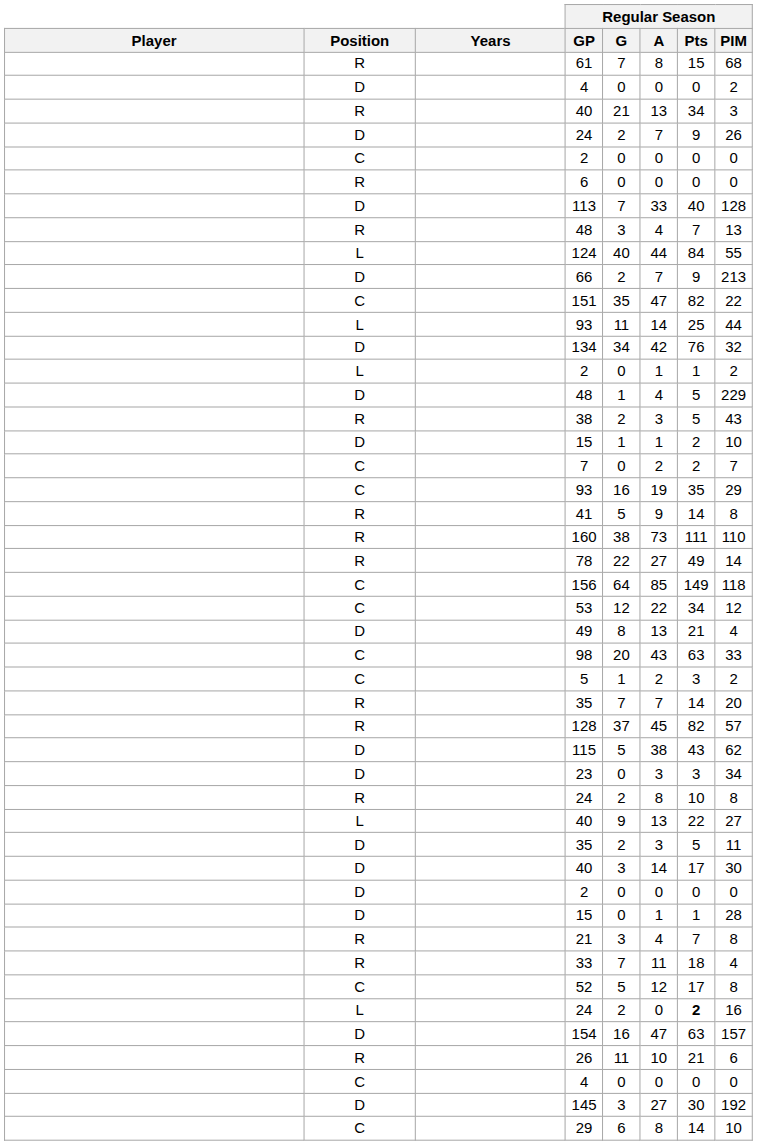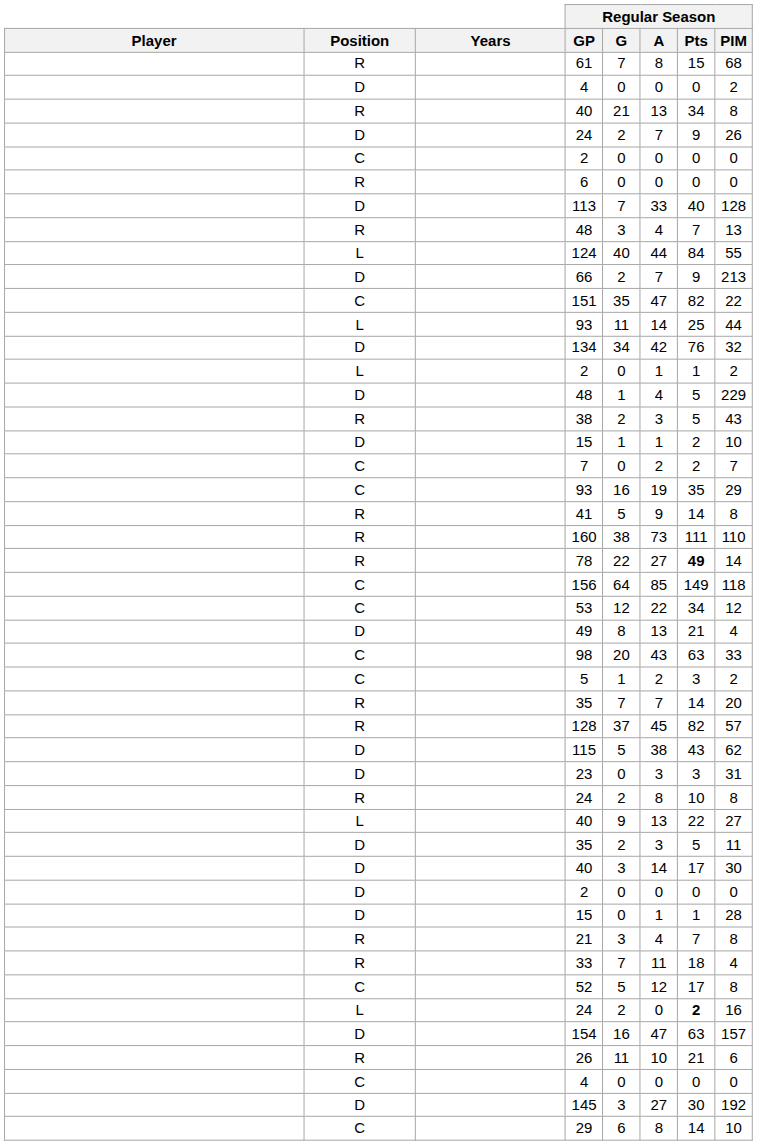(734, 111) 3 -> (734, 111) 8
(696, 561) normal -> (696, 561) bold
(734, 774) 34 -> (734, 774) 31
